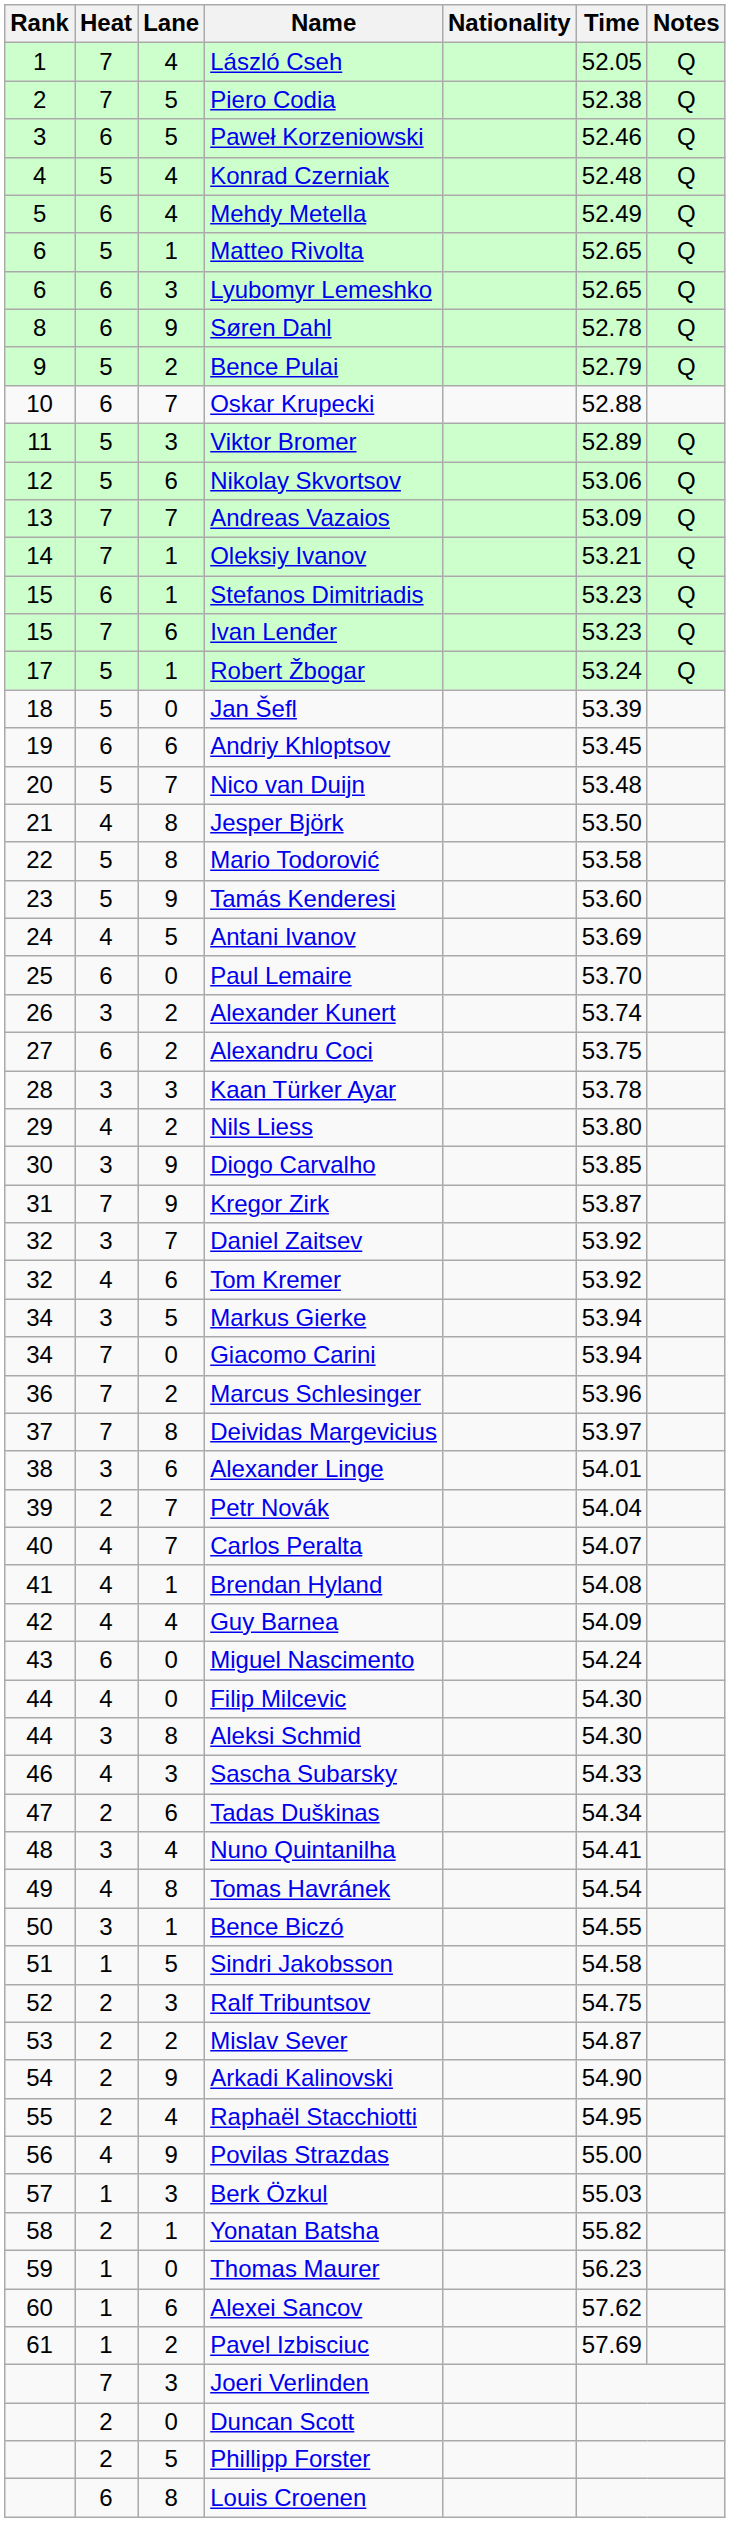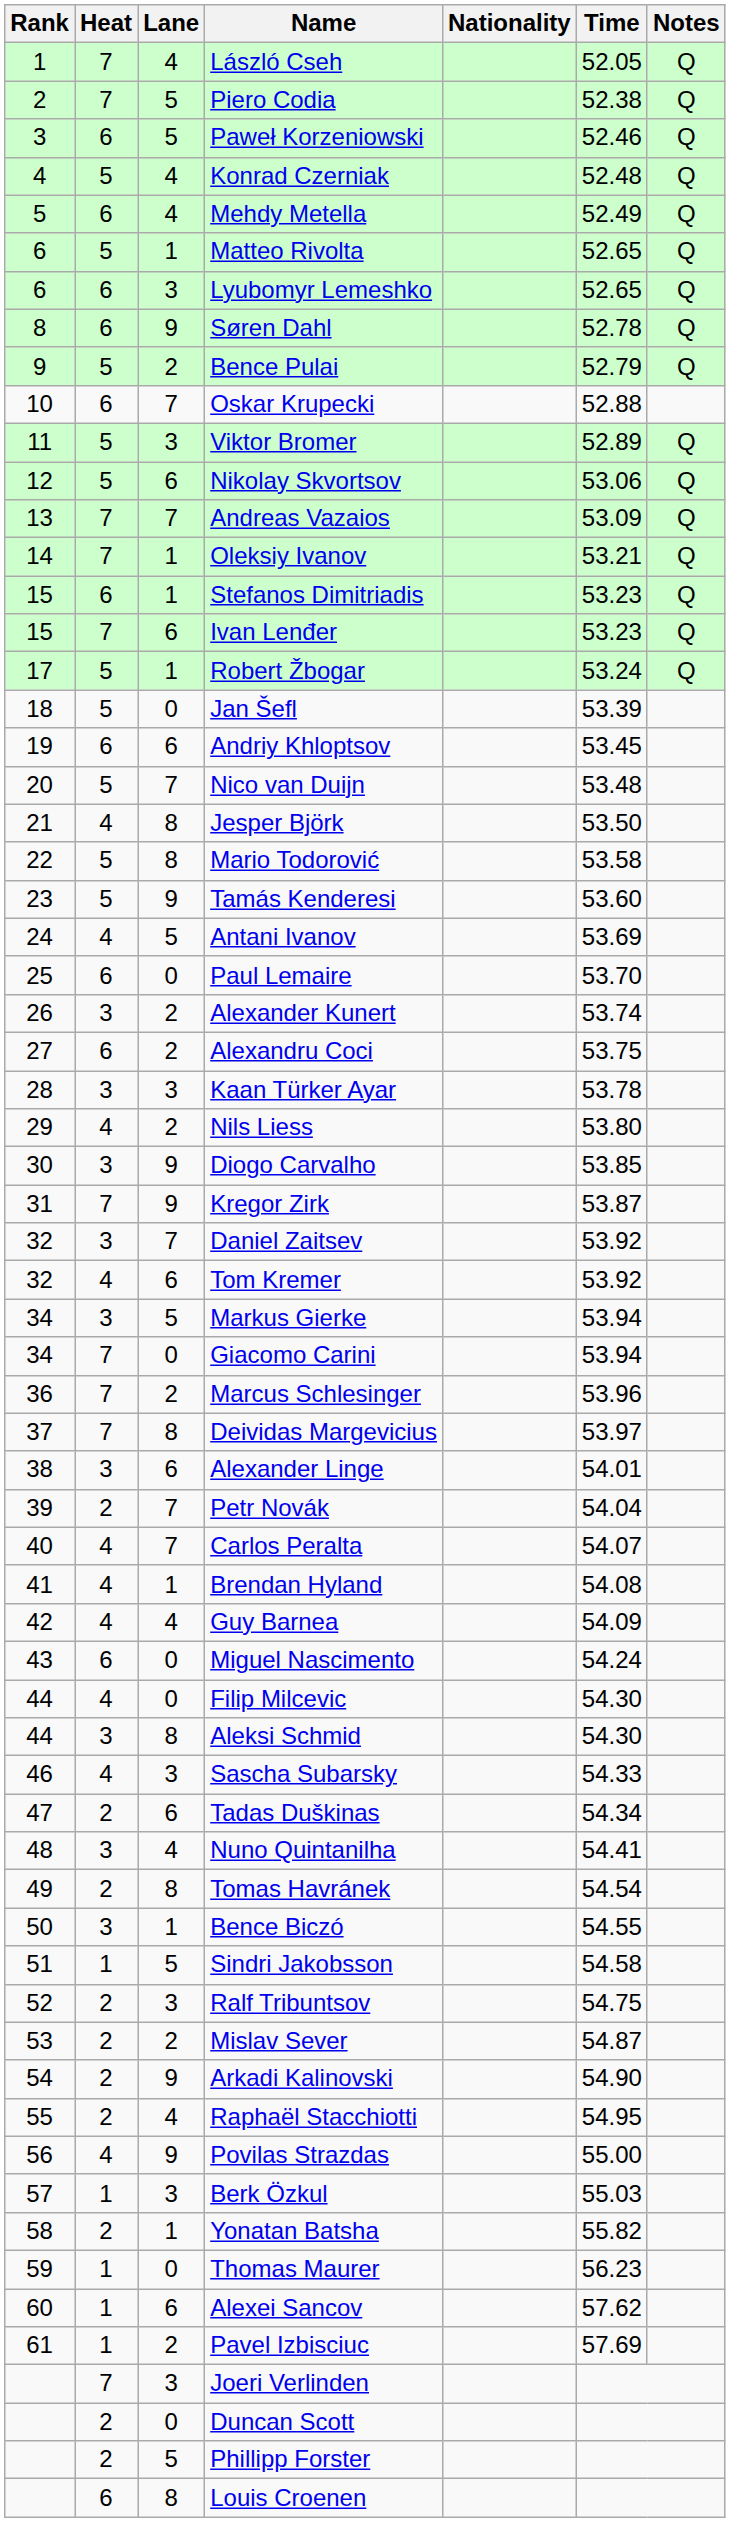(106, 1888) 4 -> (106, 1888) 2
